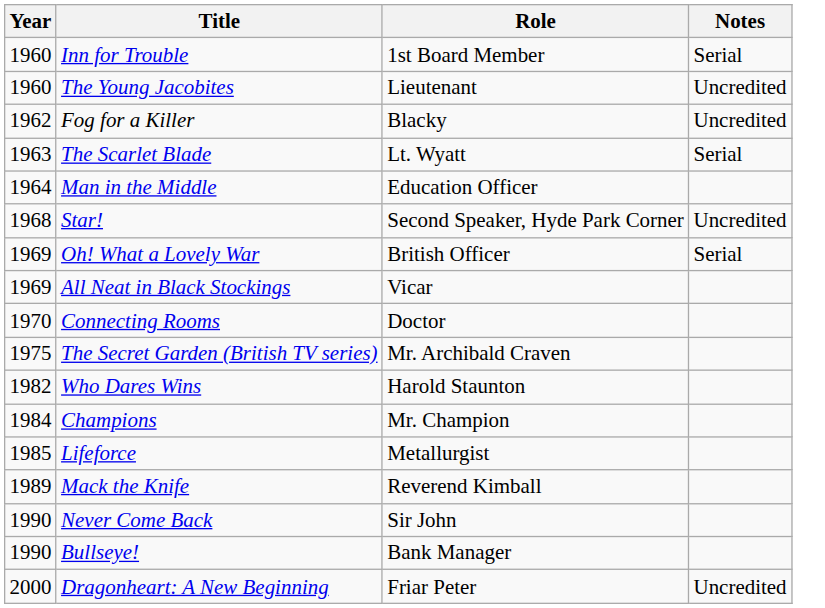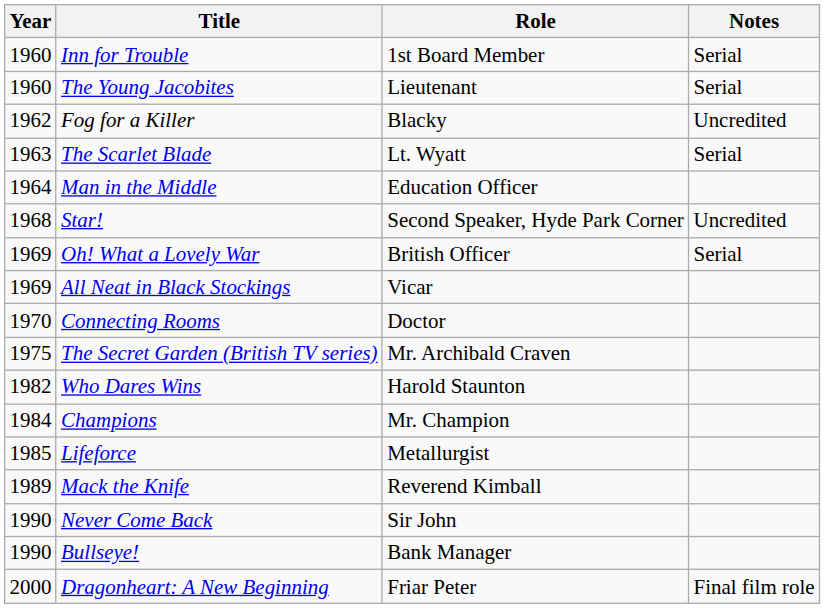(740, 87) Uncredited -> (718, 87) Serial
(740, 586) Uncredited -> (754, 586) Final film role
